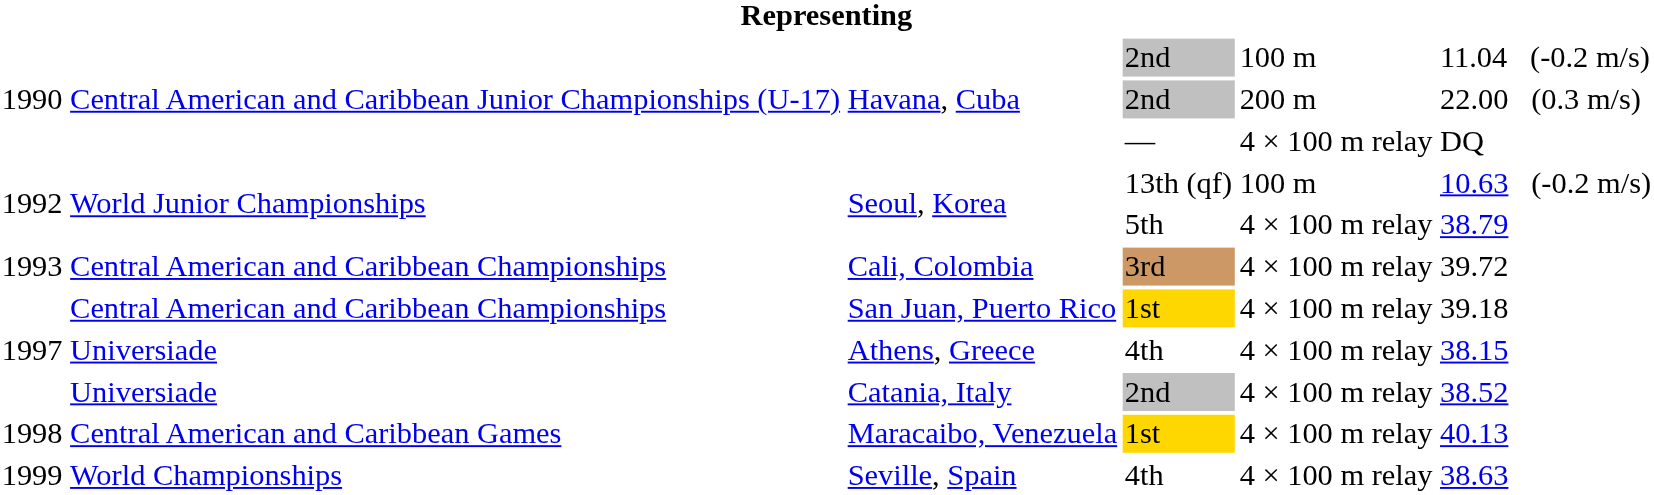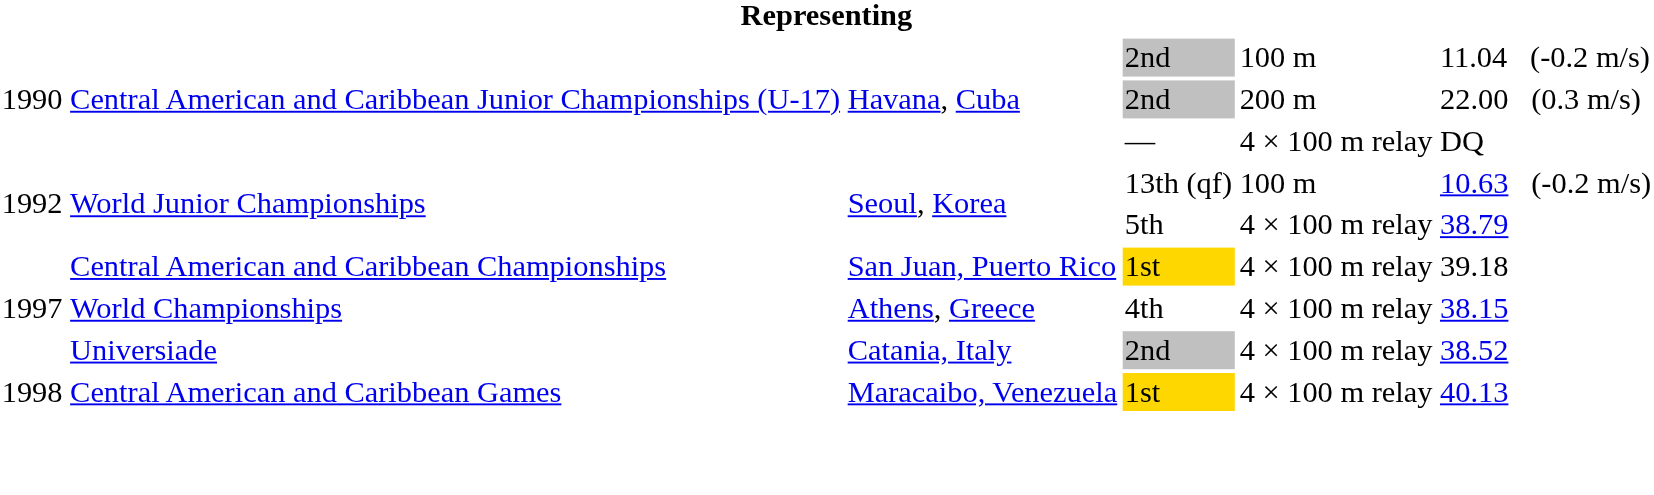- row: (941, 266)
(144, 349) Universiade -> (206, 307) World Championships
- row: (932, 475)
